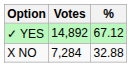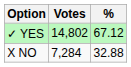(70, 33) 14,892 -> (70, 33) 14,802
